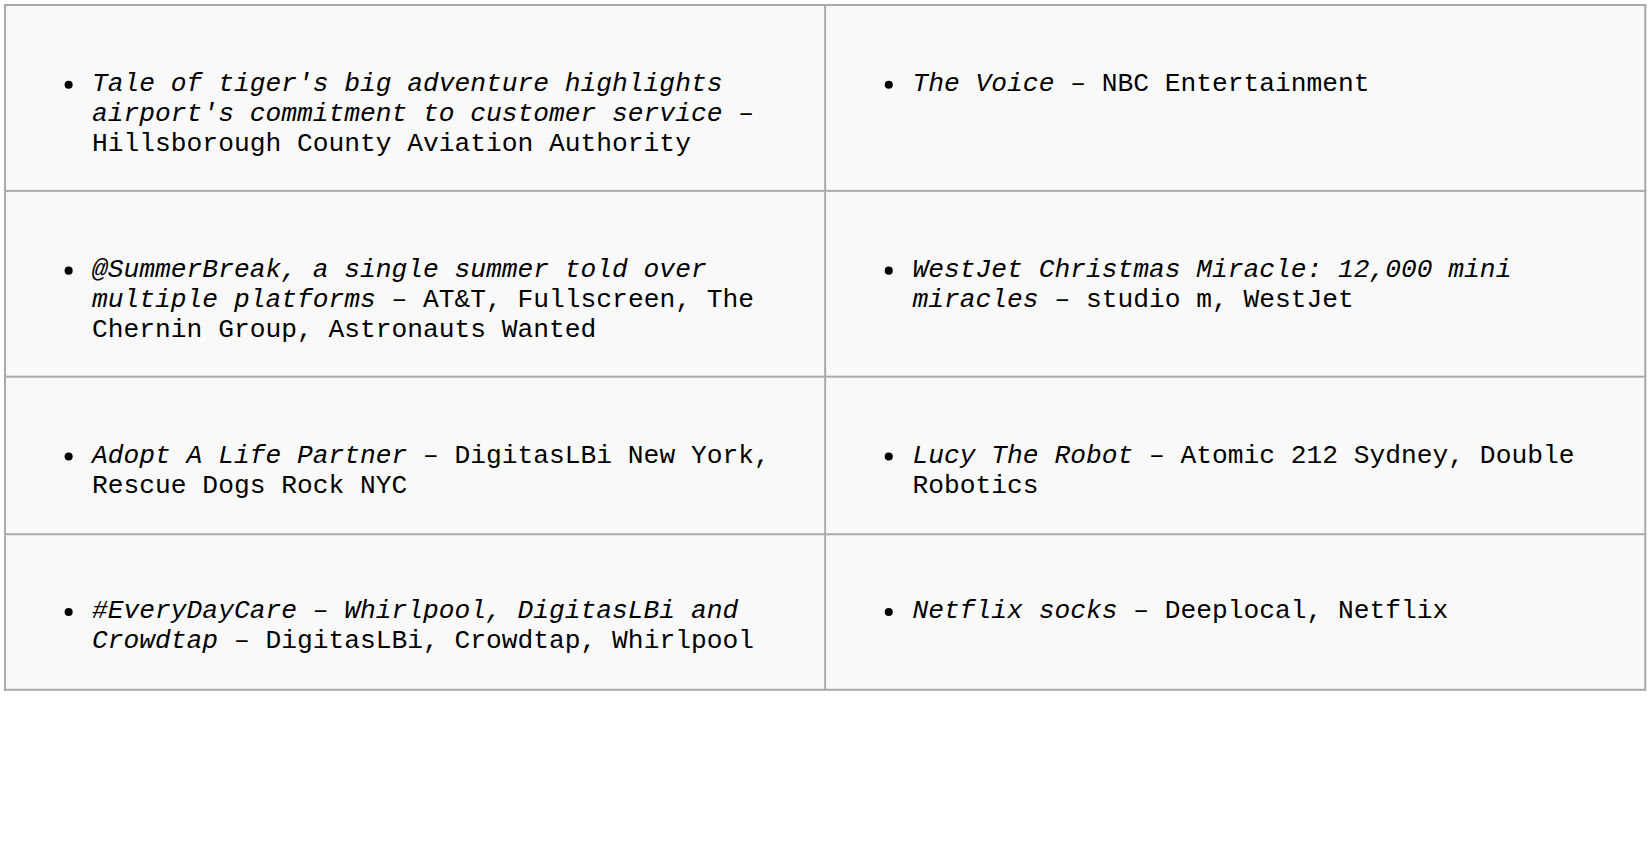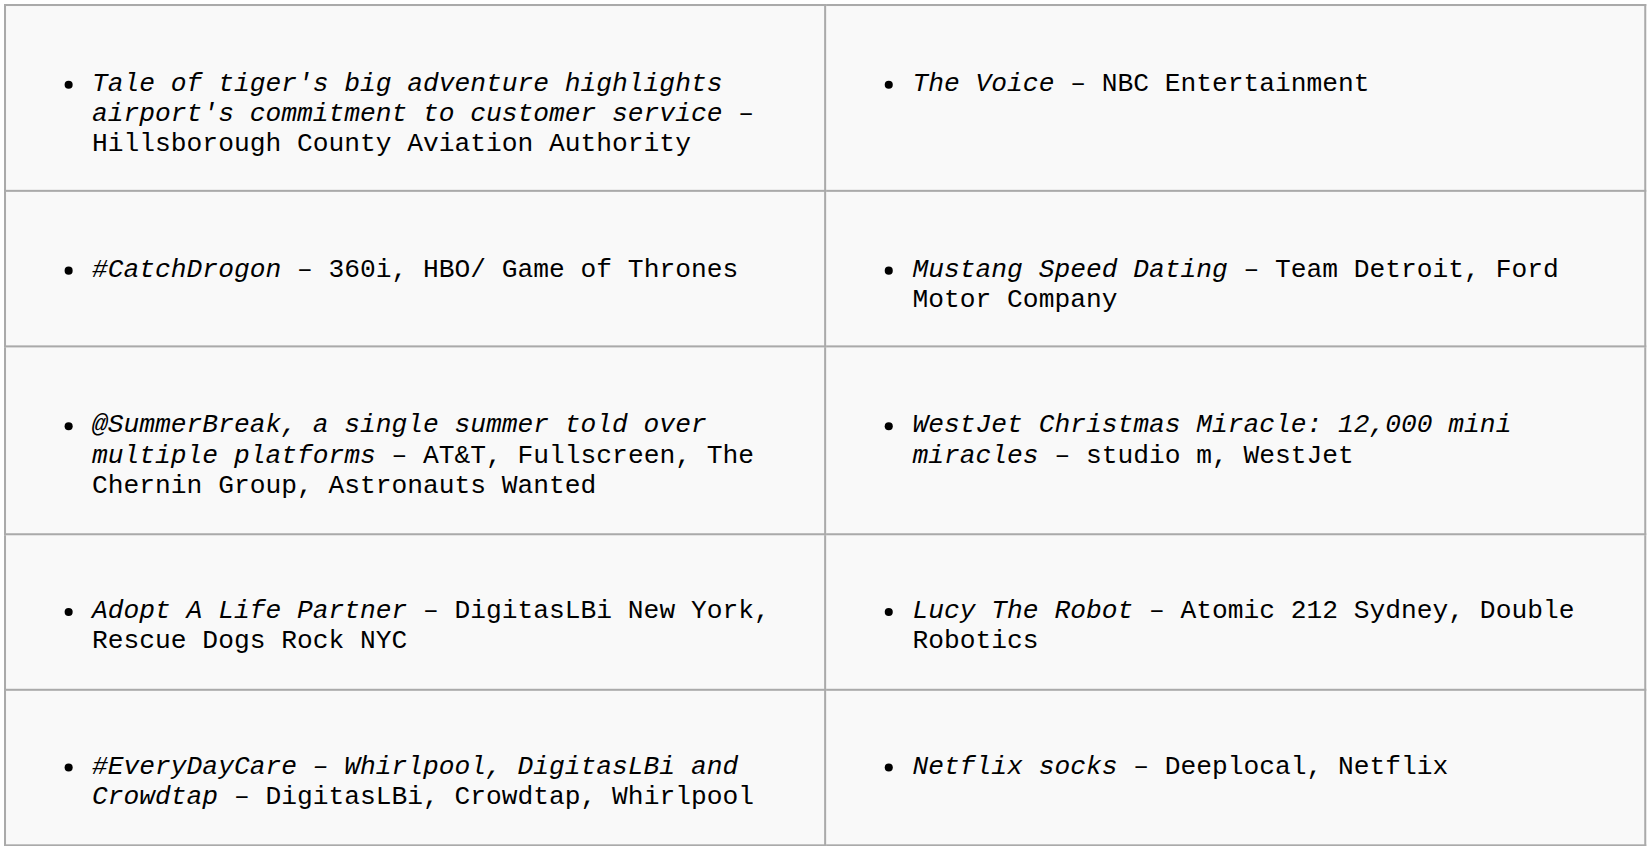+ row: (415, 269)
